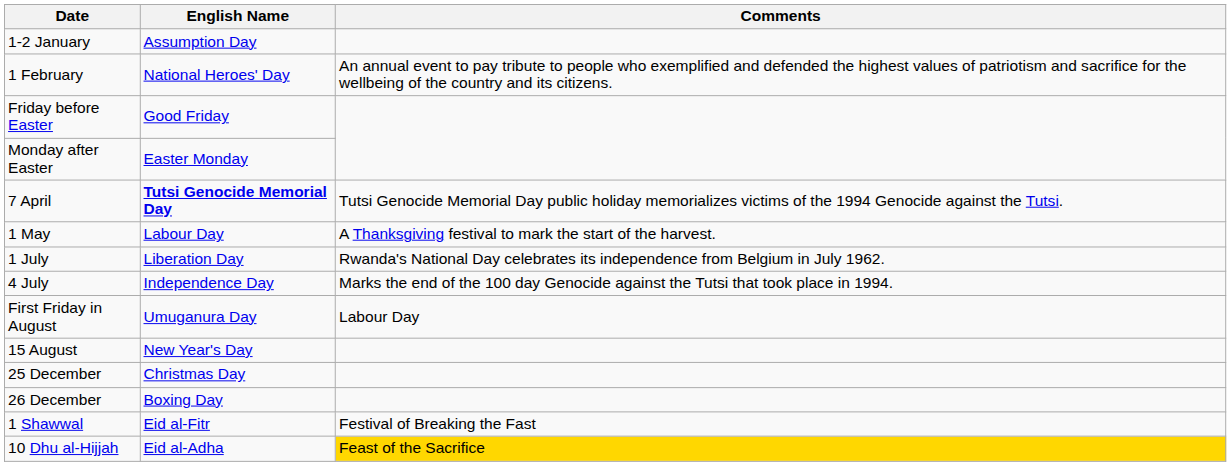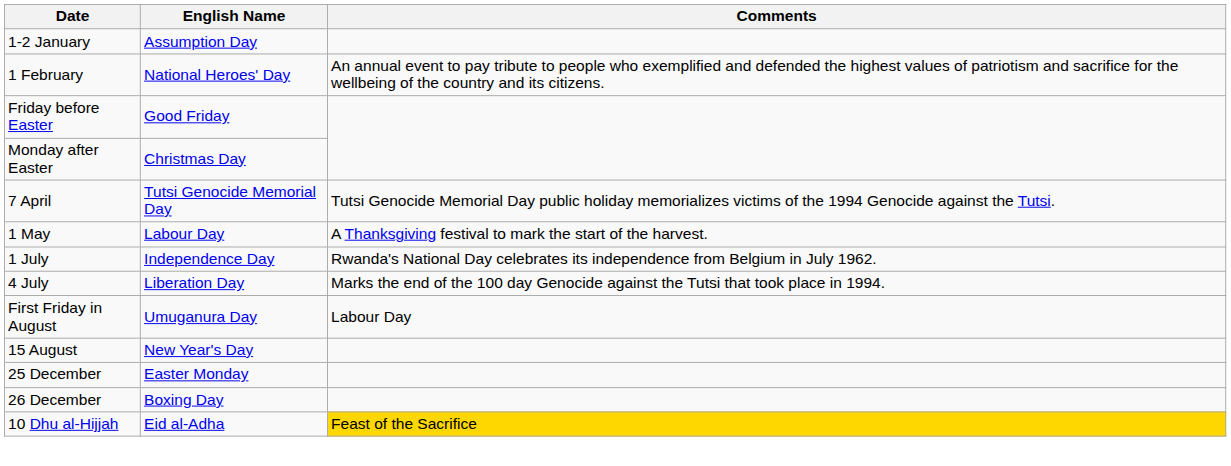(196, 158) Easter Monday -> (195, 158) Christmas Day
(235, 200) bold -> (230, 200) normal
(194, 258) Liberation Day -> (209, 258) Independence Day
(209, 283) Independence Day -> (194, 283) Liberation Day
(194, 374) Christmas Day -> (196, 374) Easter Monday
- row: (46, 424)
